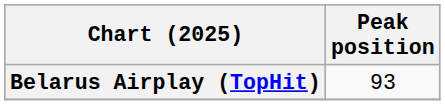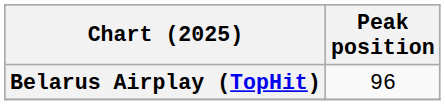(383, 82) 93 -> (383, 82) 96
